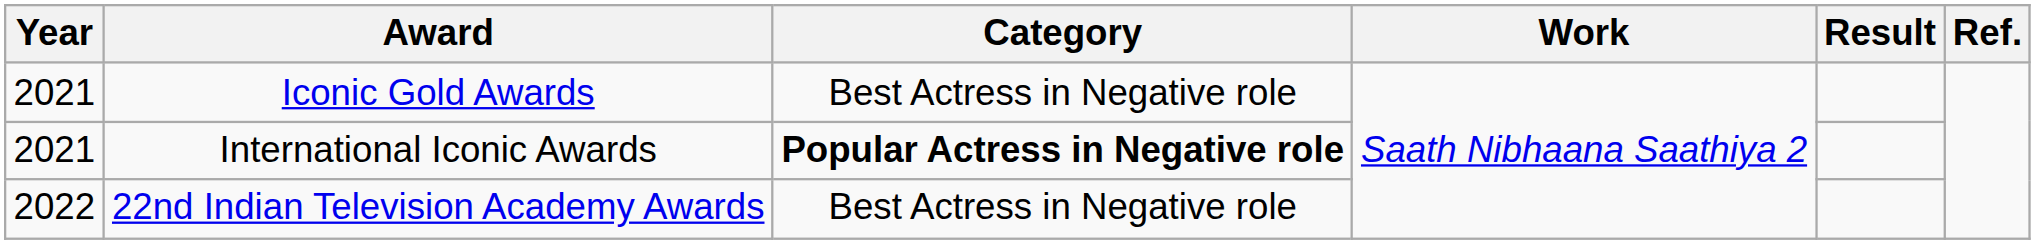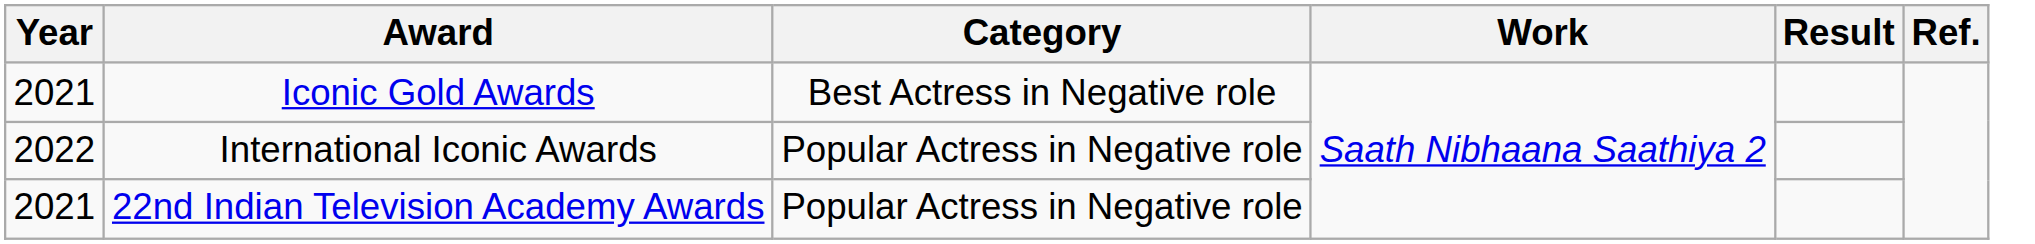(54, 149) 2021 -> (54, 149) 2022
(1063, 149) bold -> (1042, 149) normal
(54, 207) 2022 -> (54, 207) 2021
(1063, 207) Best Actress in Negative role -> (1042, 207) Popular Actress in Negative role
